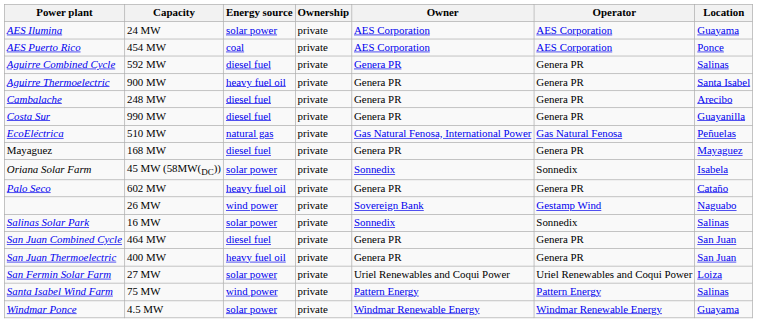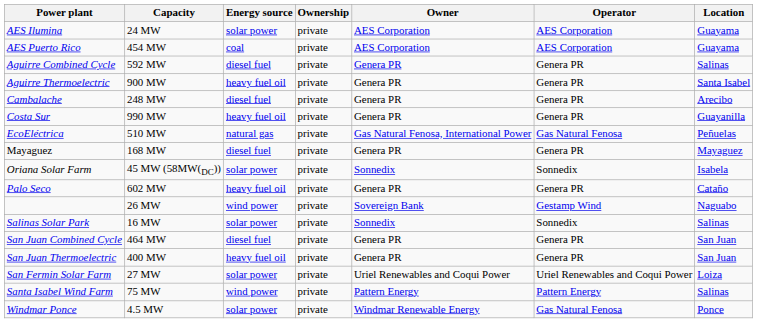(711, 47) Ponce -> (718, 47) Guayama
(248, 116) diesel fuel -> (256, 116) heavy fuel oil
(599, 309) Windmar Renewable Energy -> (579, 309) Gas Natural Fenosa
(718, 309) Guayama -> (711, 309) Ponce
